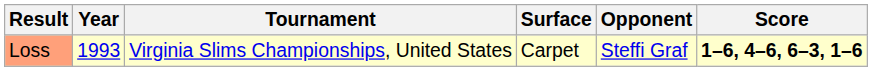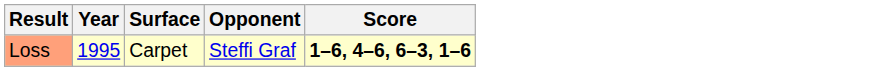- column: (321, 19)
(99, 50) 1993 -> (99, 50) 1995
